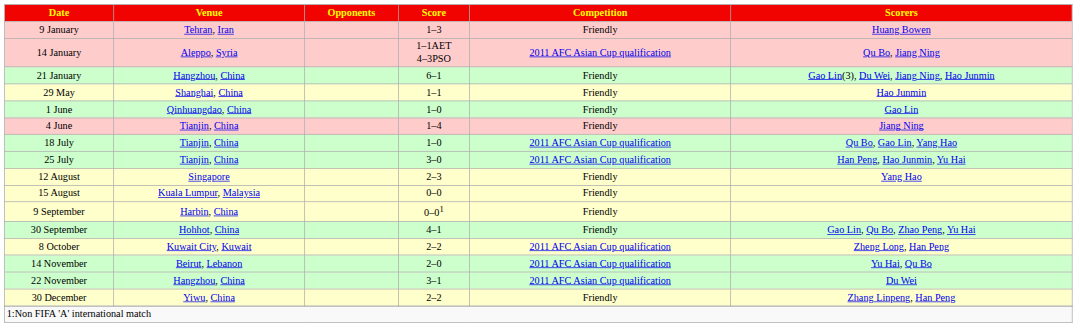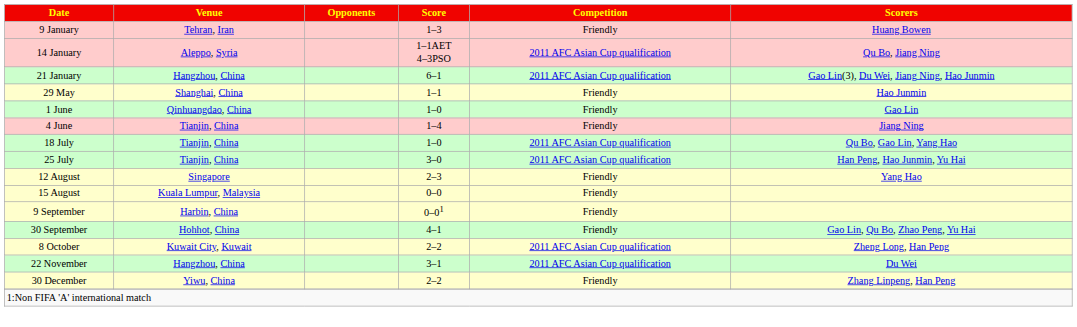(600, 75) Friendly -> (600, 75) 2011 AFC Asian Cup qualification
- row: (59, 264)
